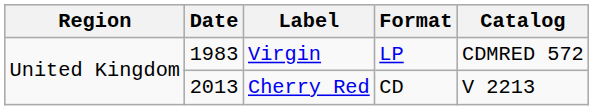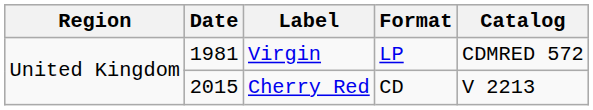(214, 54) 1983 -> (214, 54) 1981
(214, 87) 2013 -> (214, 87) 2015
